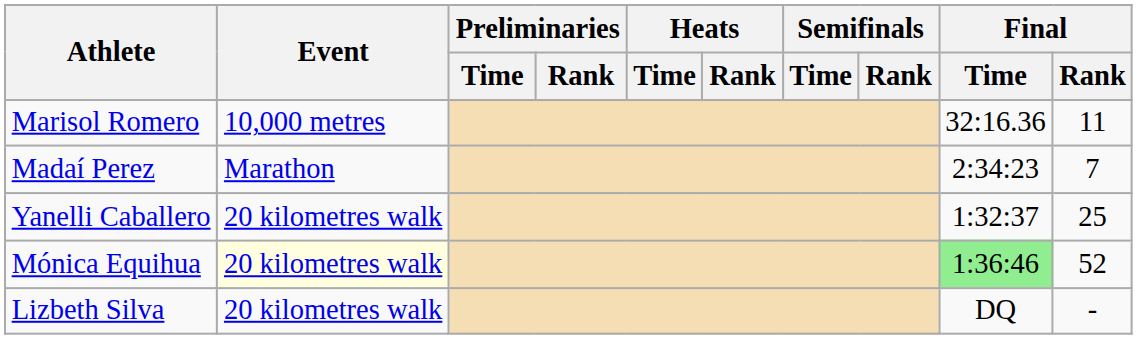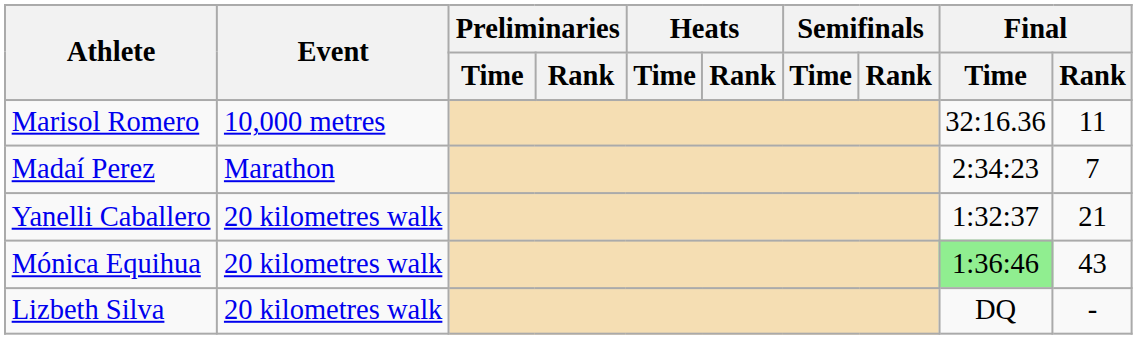(1092, 216) 25 -> (1092, 216) 21
(333, 263) lightyellow background -> (333, 263) no background
(1092, 263) 52 -> (1092, 263) 43
